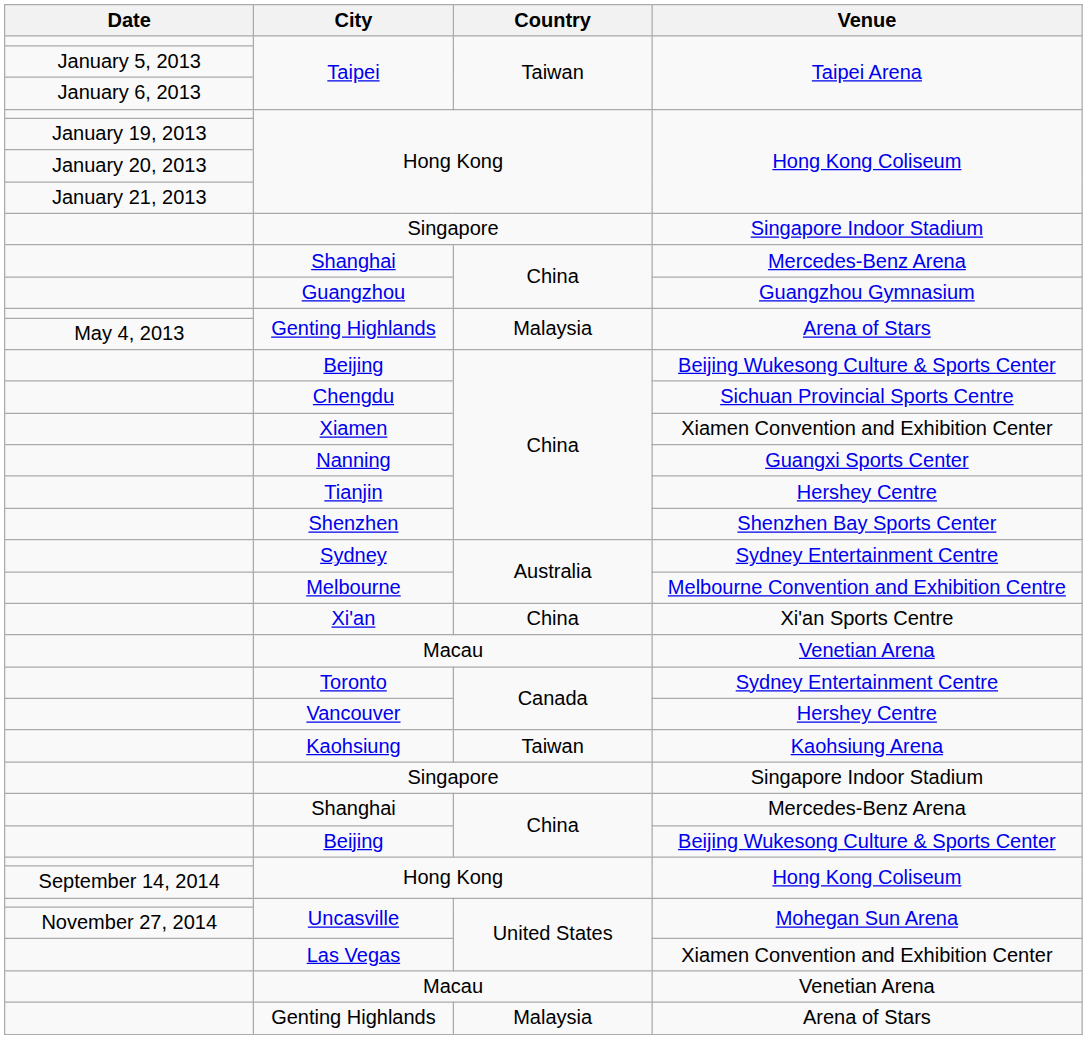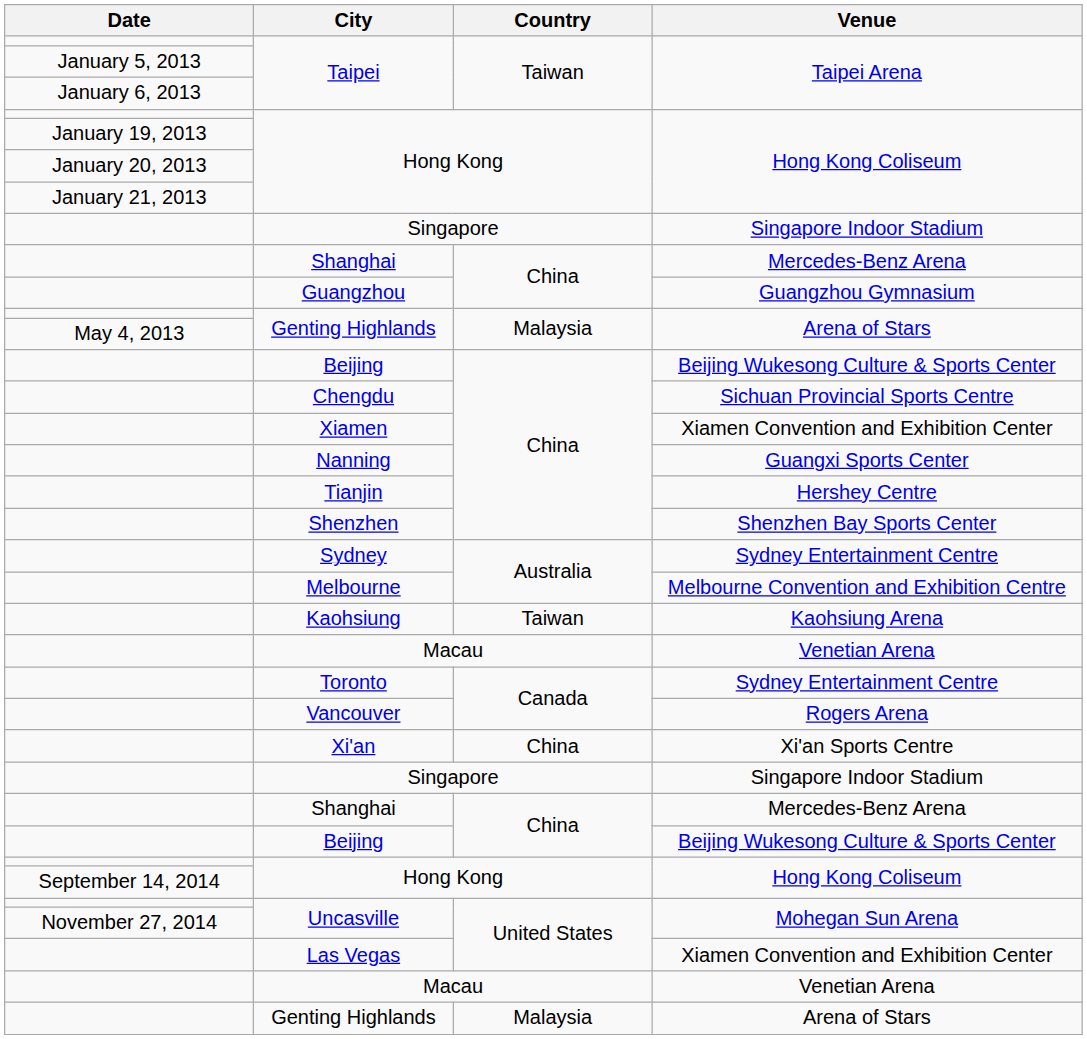rows swapped: (129, 619) <-> (129, 746)
(867, 714) Hershey Centre -> (867, 714) Rogers Arena
